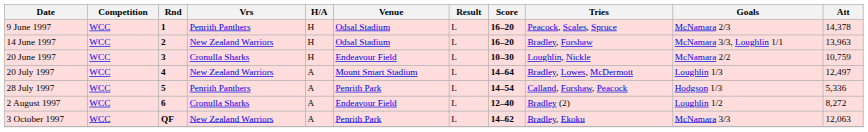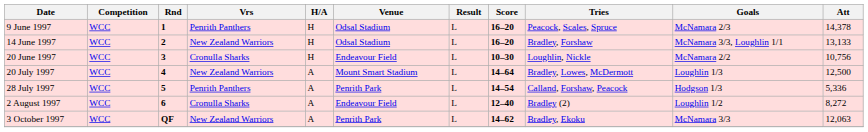(838, 42) 13,963 -> (838, 42) 13,133
(838, 57) 10,759 -> (838, 57) 10,756
(838, 72) 12,497 -> (838, 72) 12,500
